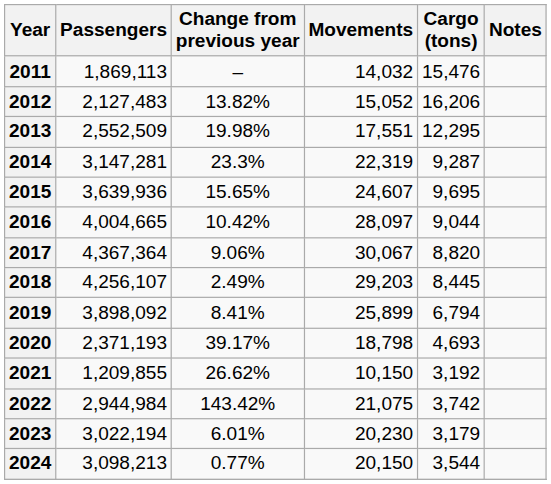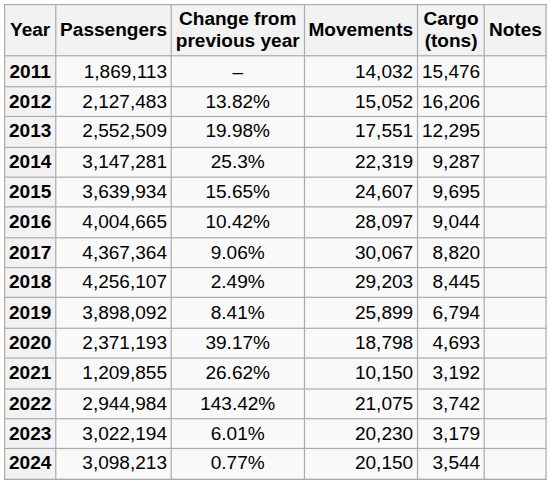(238, 161) 23.3% -> (238, 161) 25.3%
(125, 191) 3,639,936 -> (125, 191) 3,639,934
